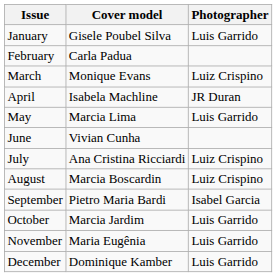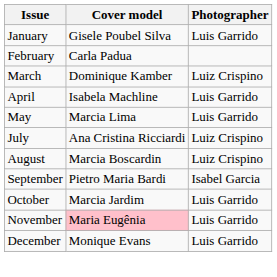(110, 76) Monique Evans -> (120, 76) Dominique Kamber
(216, 96) JR Duran -> (225, 96) Luis Garrido
- row: (19, 138)
(107, 240) no background -> (107, 220) pink background
(120, 261) Dominique Kamber -> (110, 240) Monique Evans
